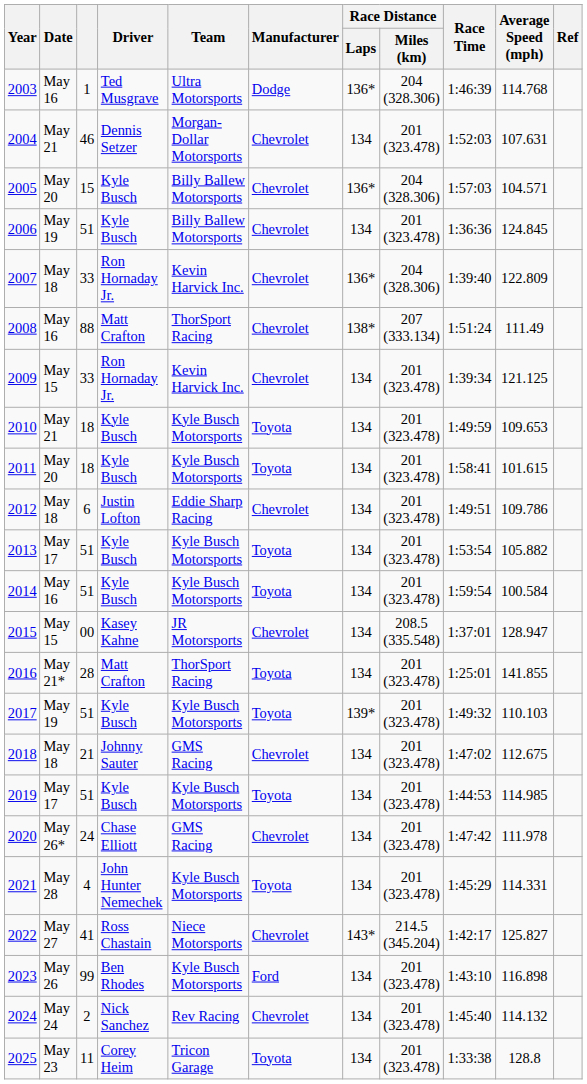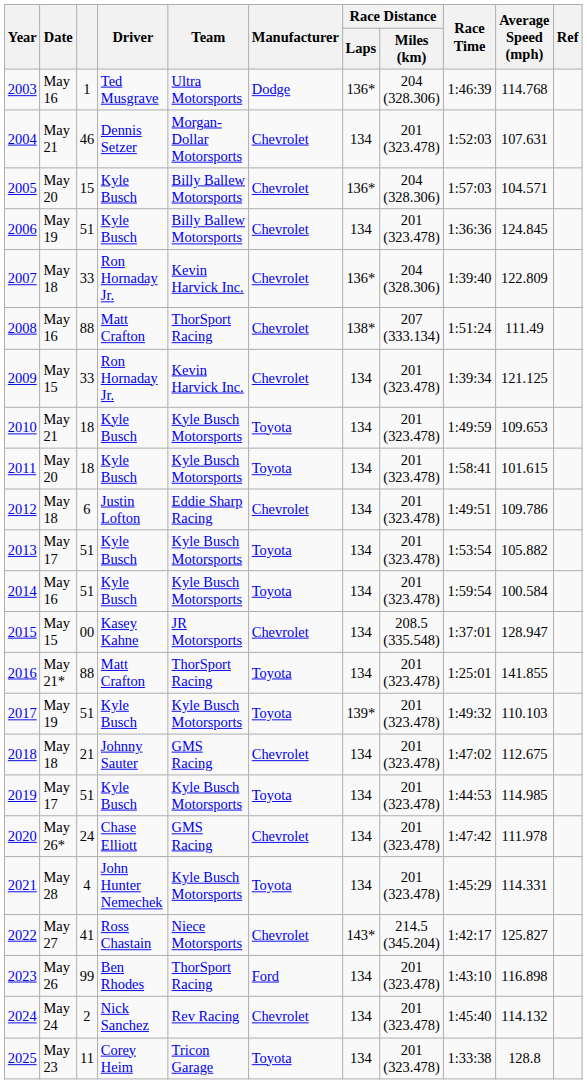(87, 672) 28 -> (87, 672) 88
(207, 976) Kyle Busch Motorsports -> (201, 976) ThorSport Racing
